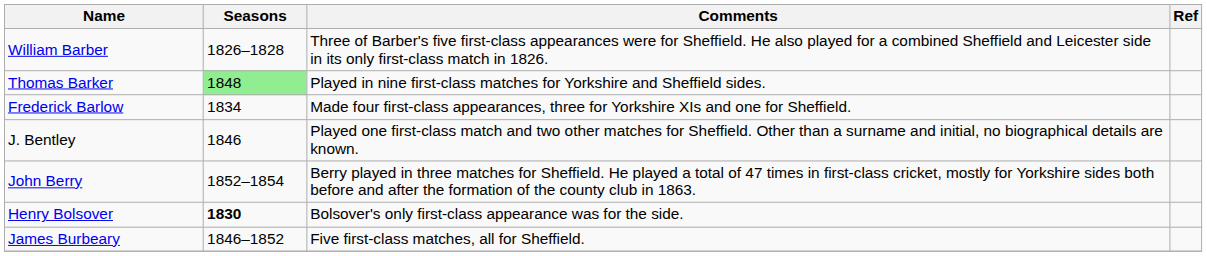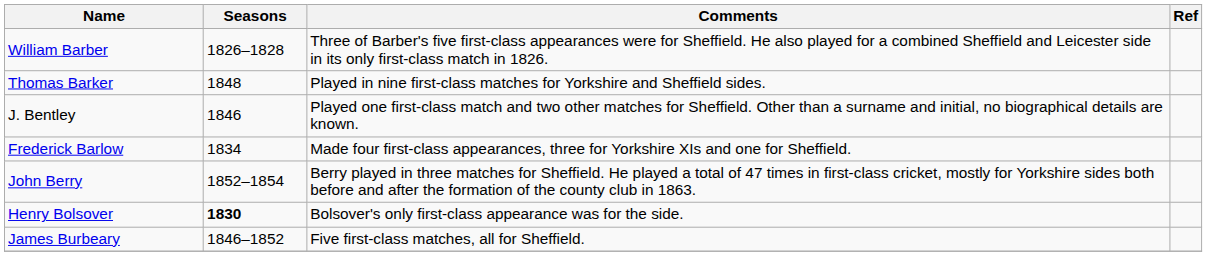(224, 82) lightgreen background -> (224, 82) no background
rows swapped: (66, 107) <-> (42, 140)
